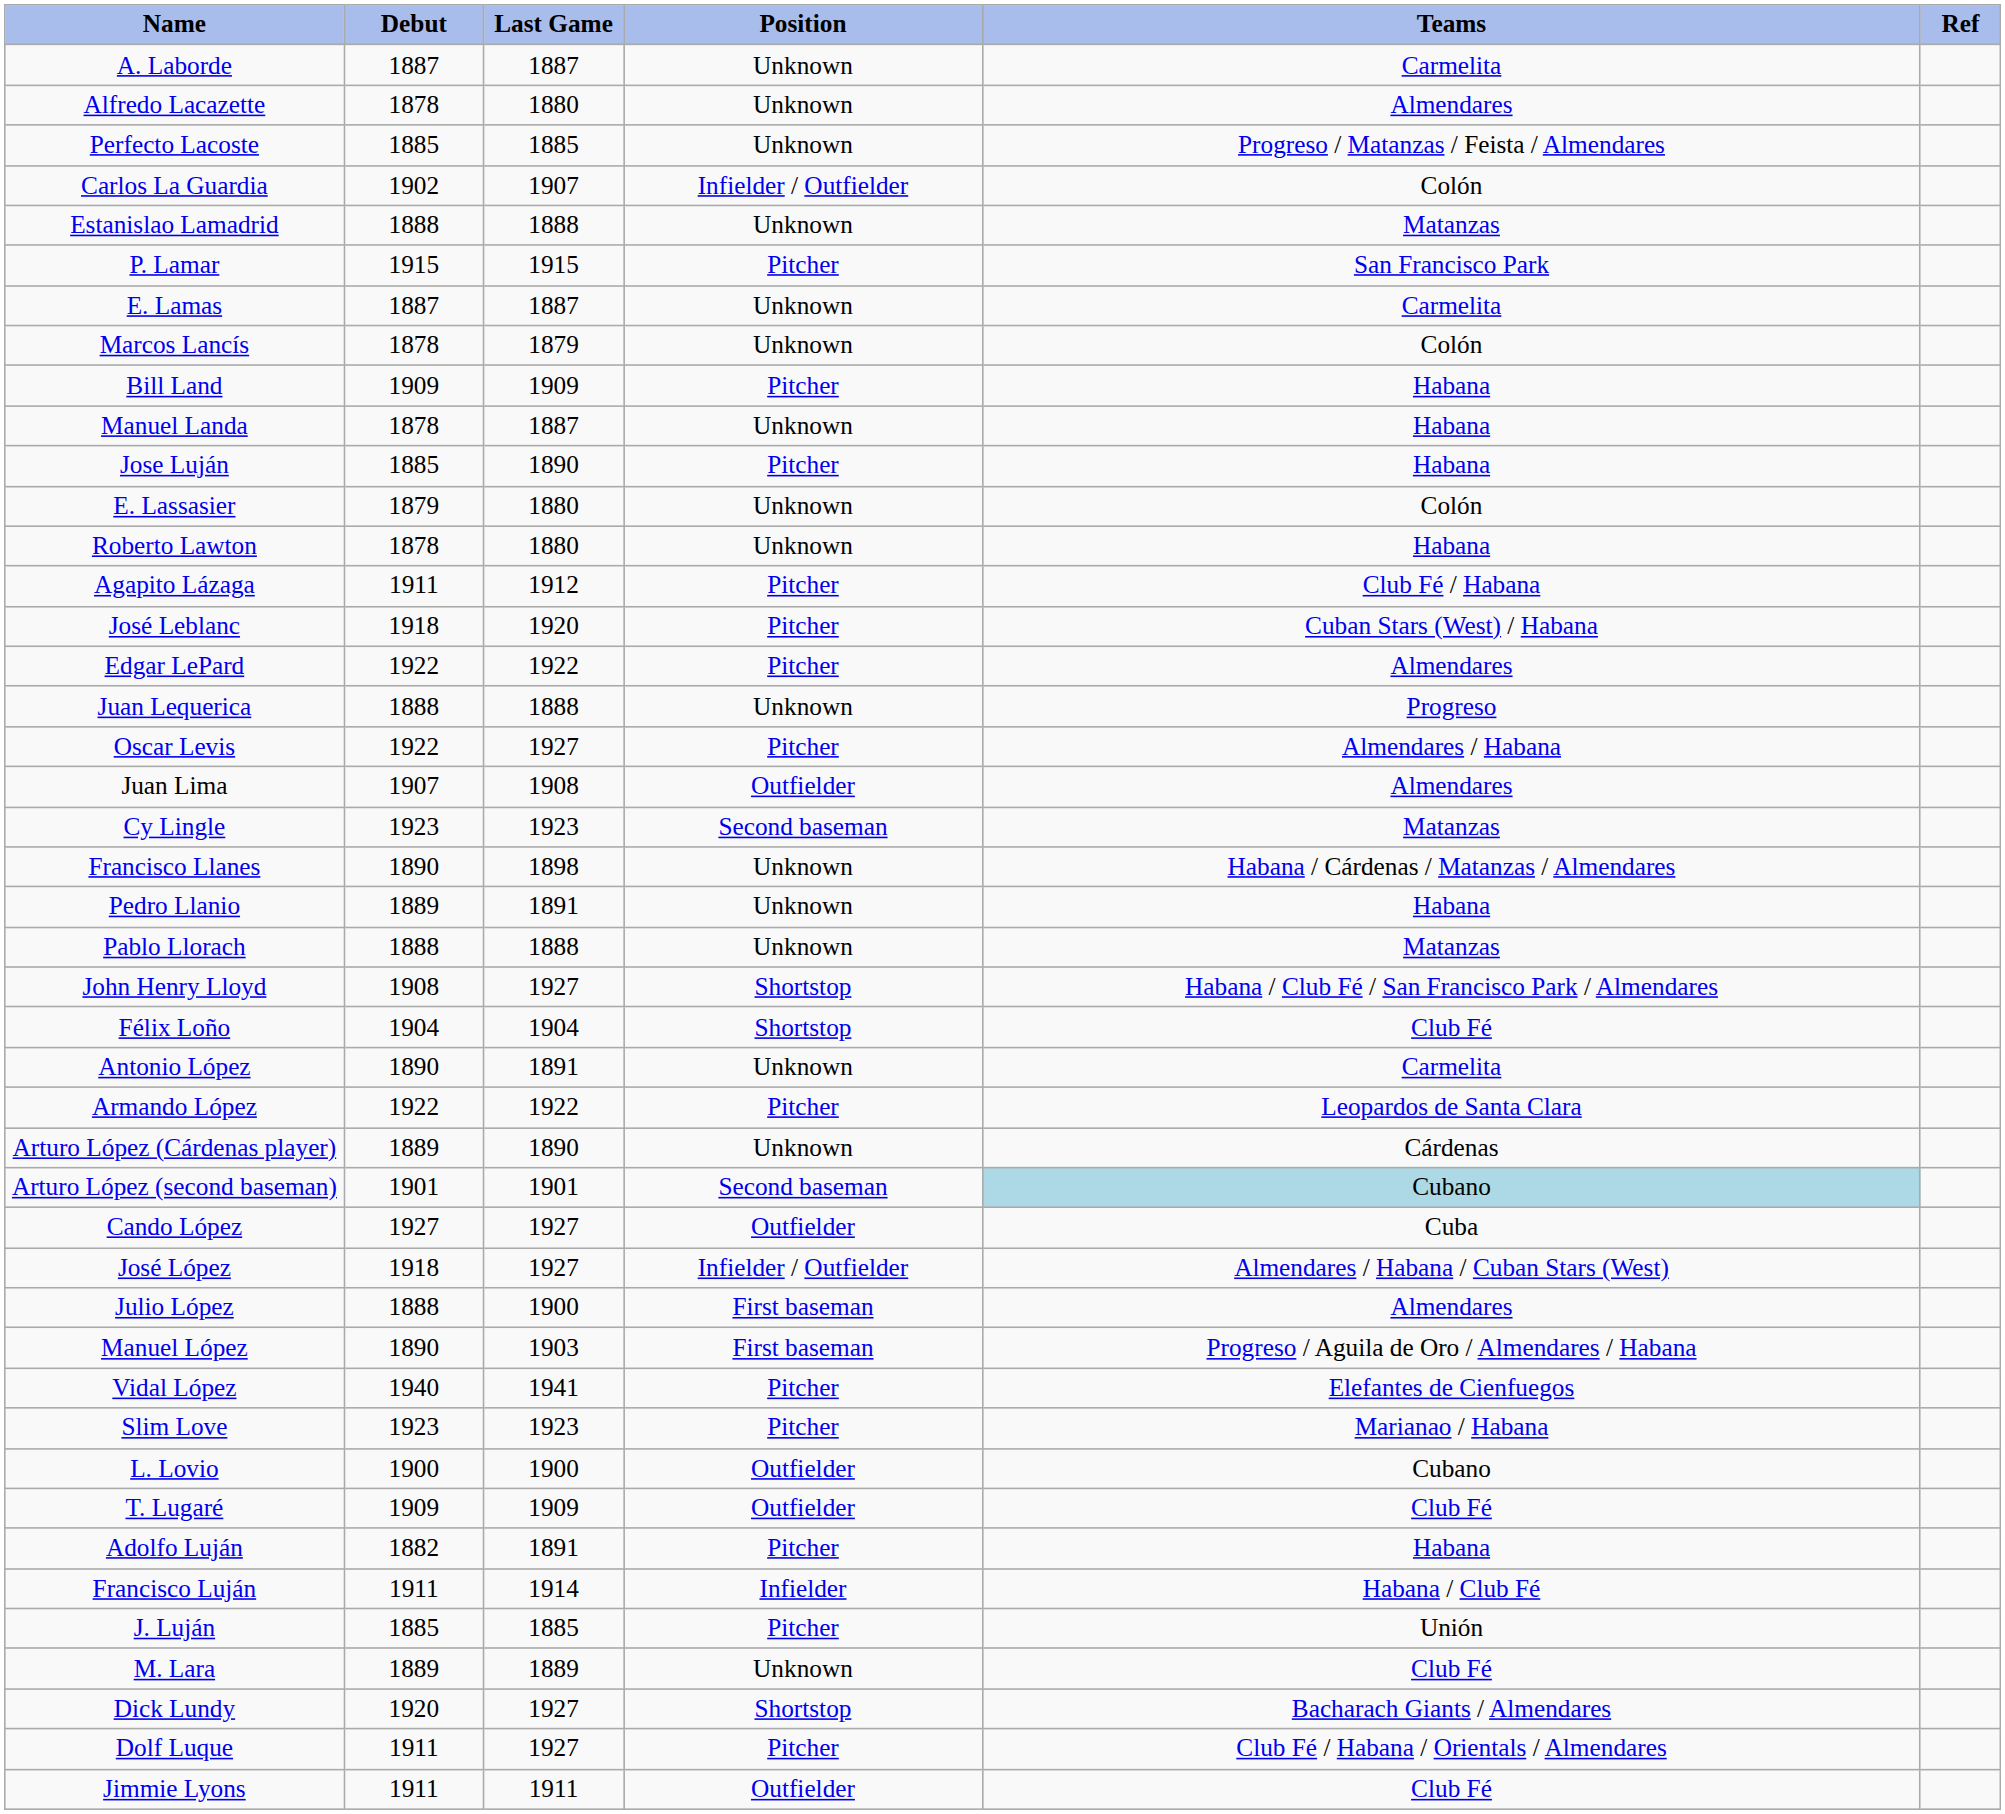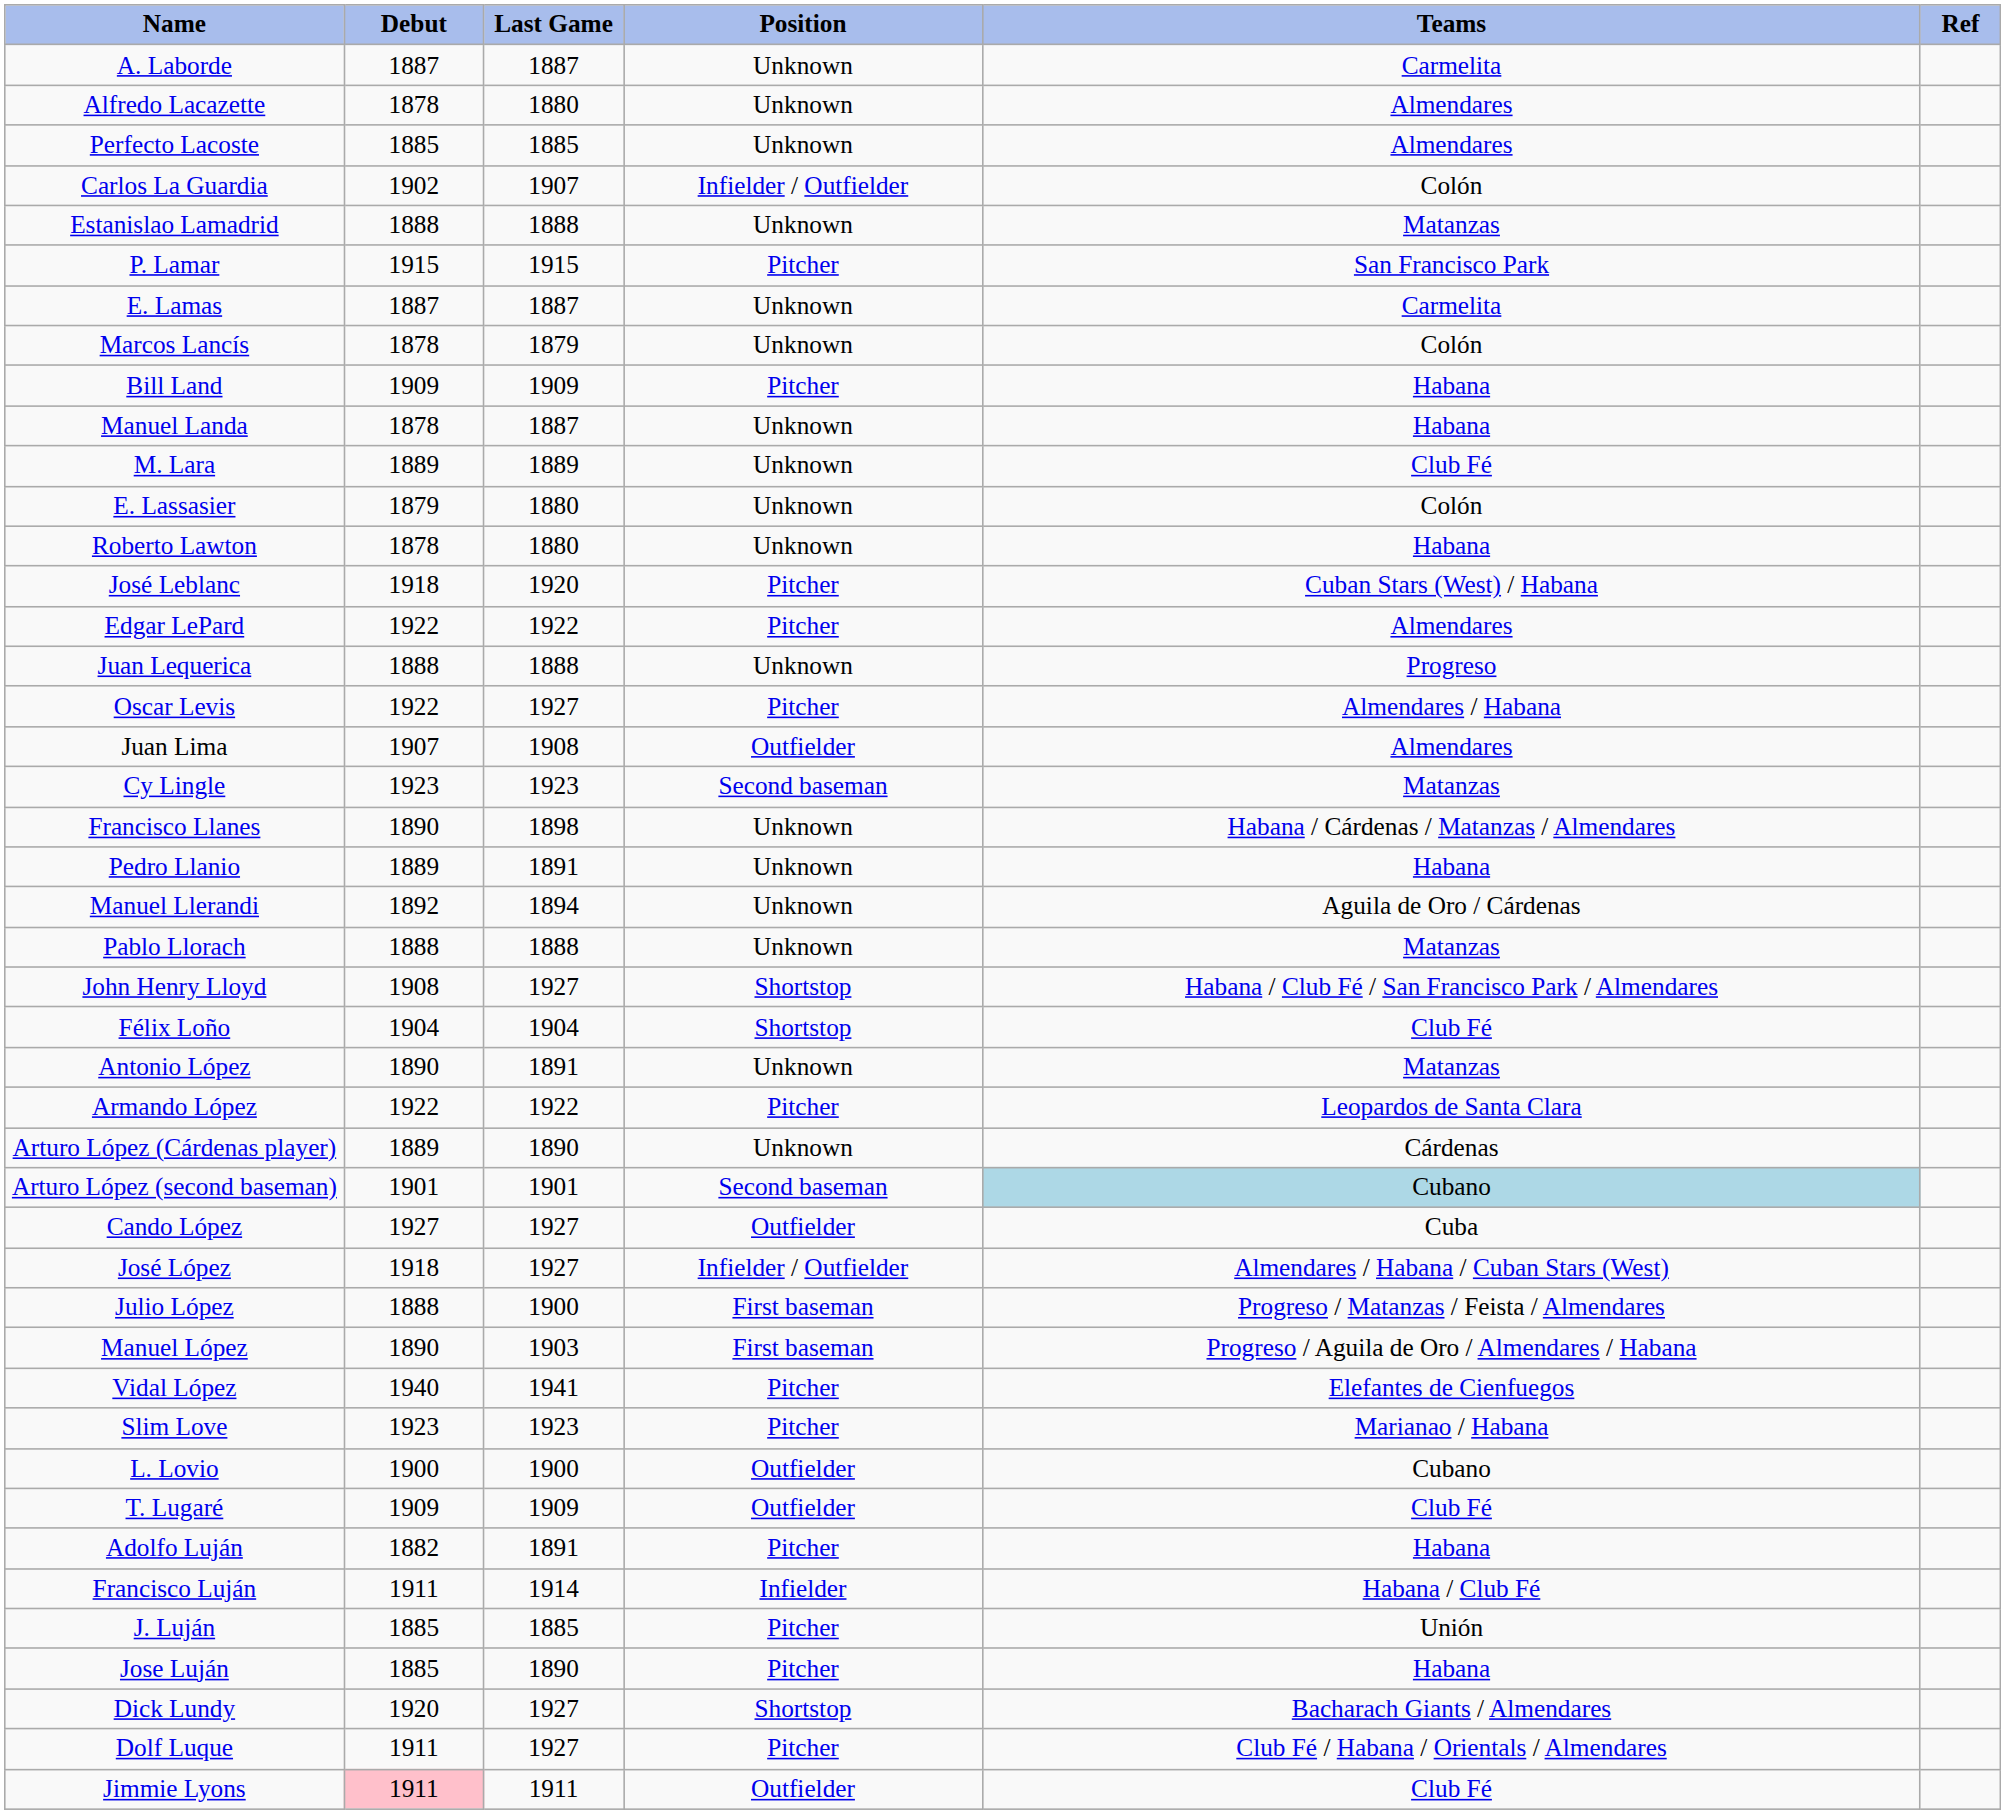(1452, 144) Progreso / Matanzas / Feista / Almendares -> (1452, 144) Almendares
rows swapped: (174, 1668) <-> (174, 465)
- row: (174, 585)
+ row: (174, 906)
(1452, 1066) Carmelita -> (1452, 1066) Matanzas
(1452, 1307) Almendares -> (1452, 1307) Progreso / Matanzas / Feista / Almendares
(414, 1788) no background -> (414, 1788) pink background
